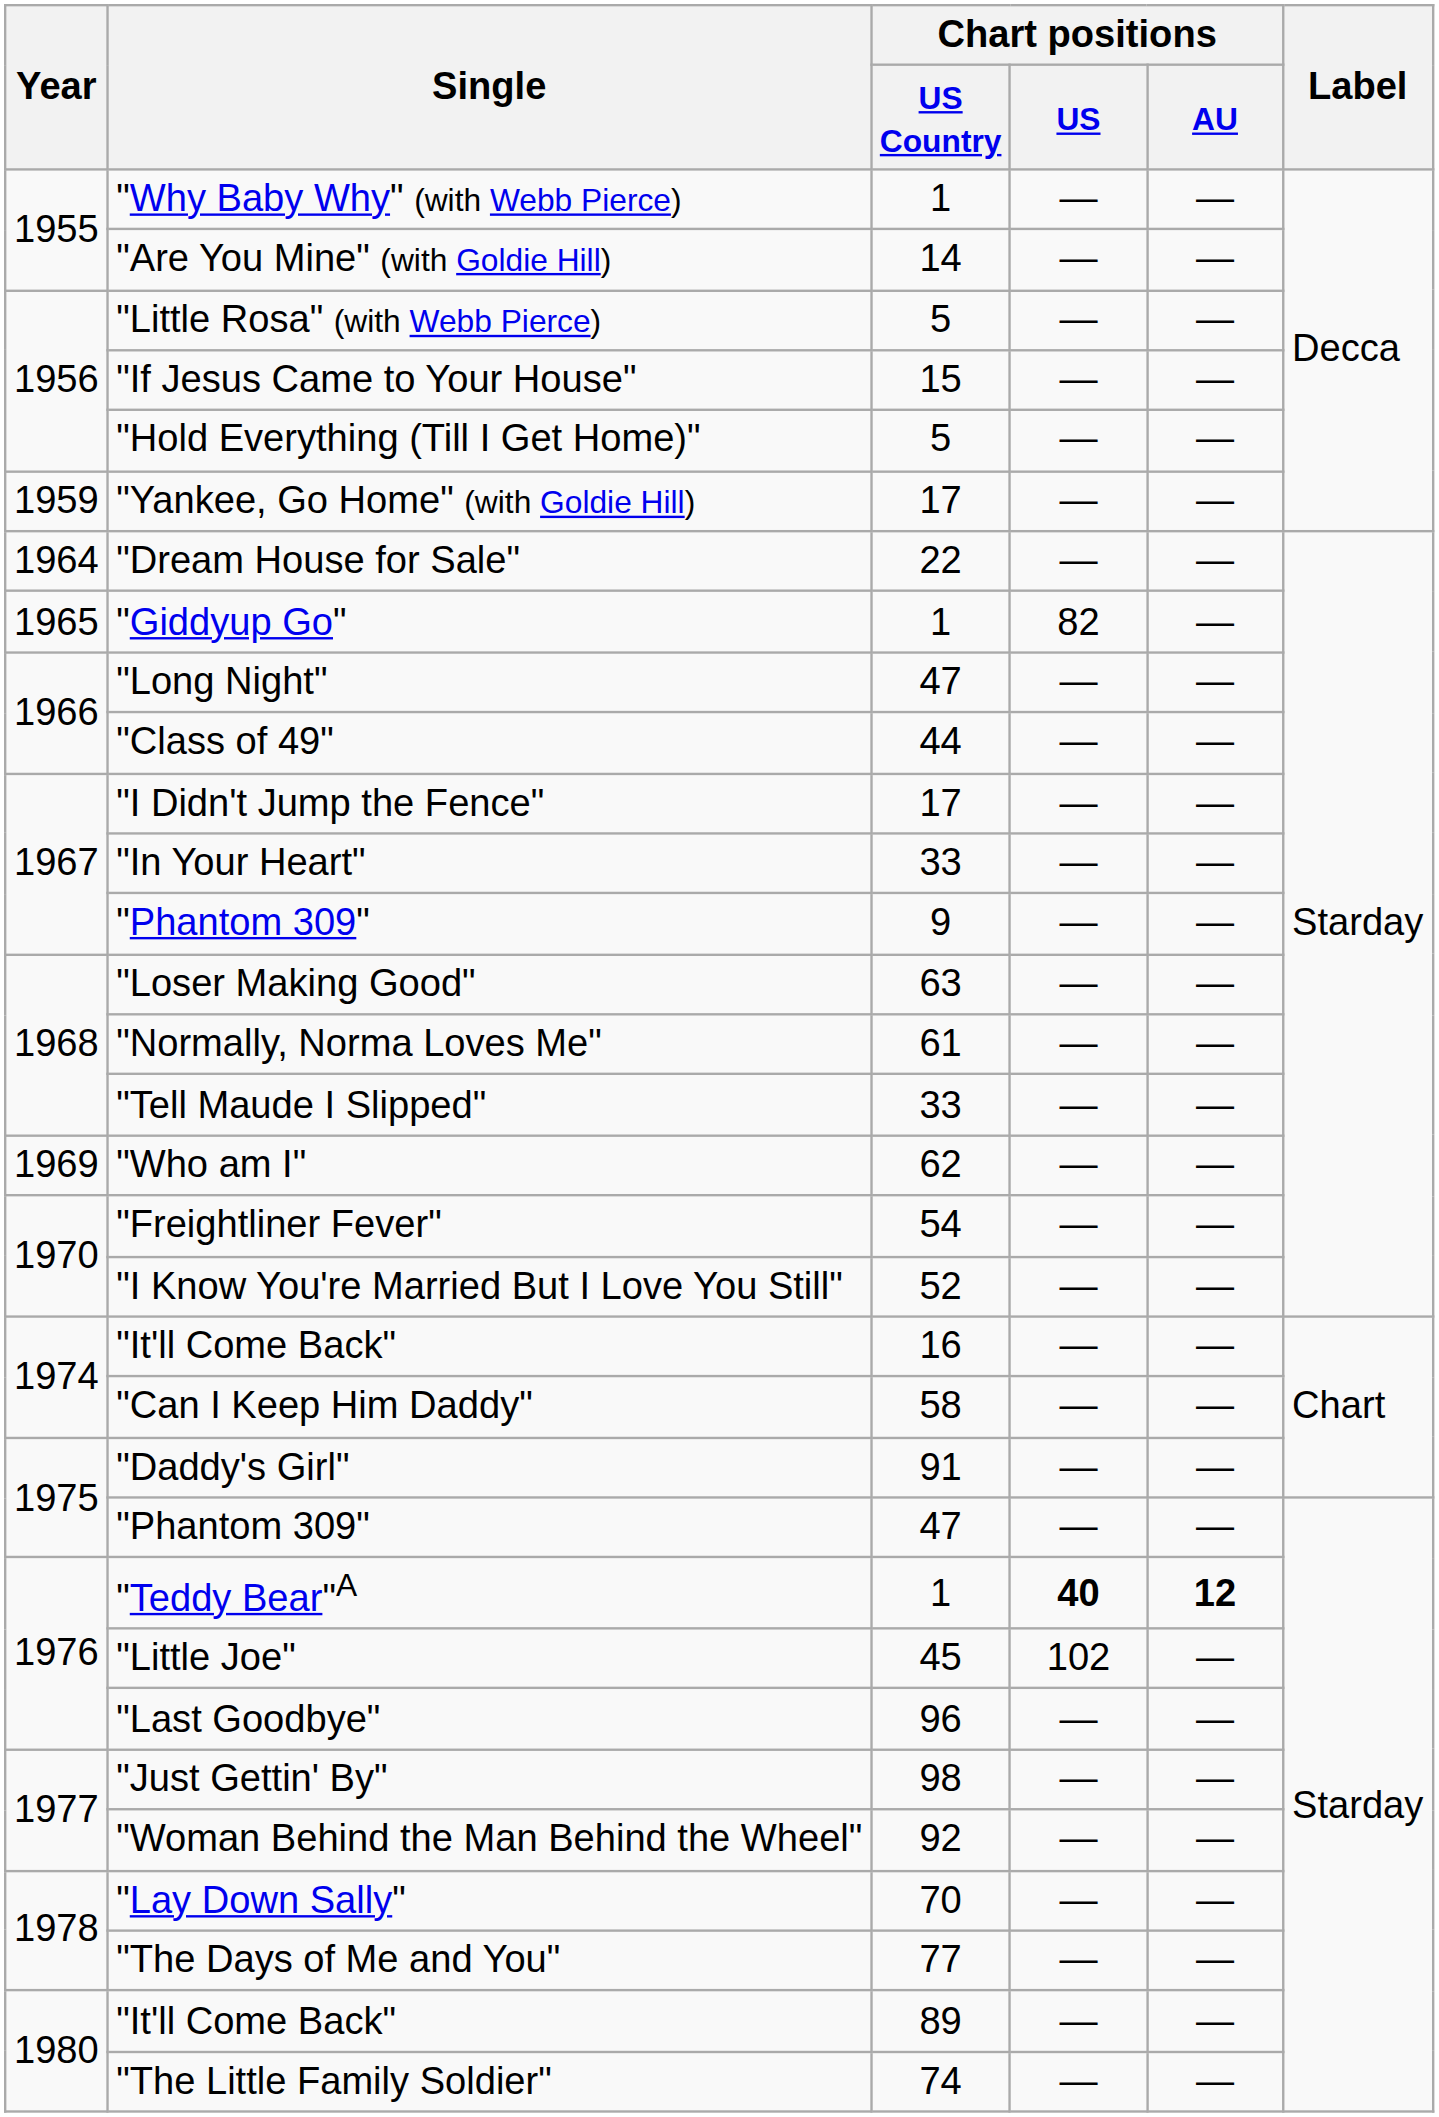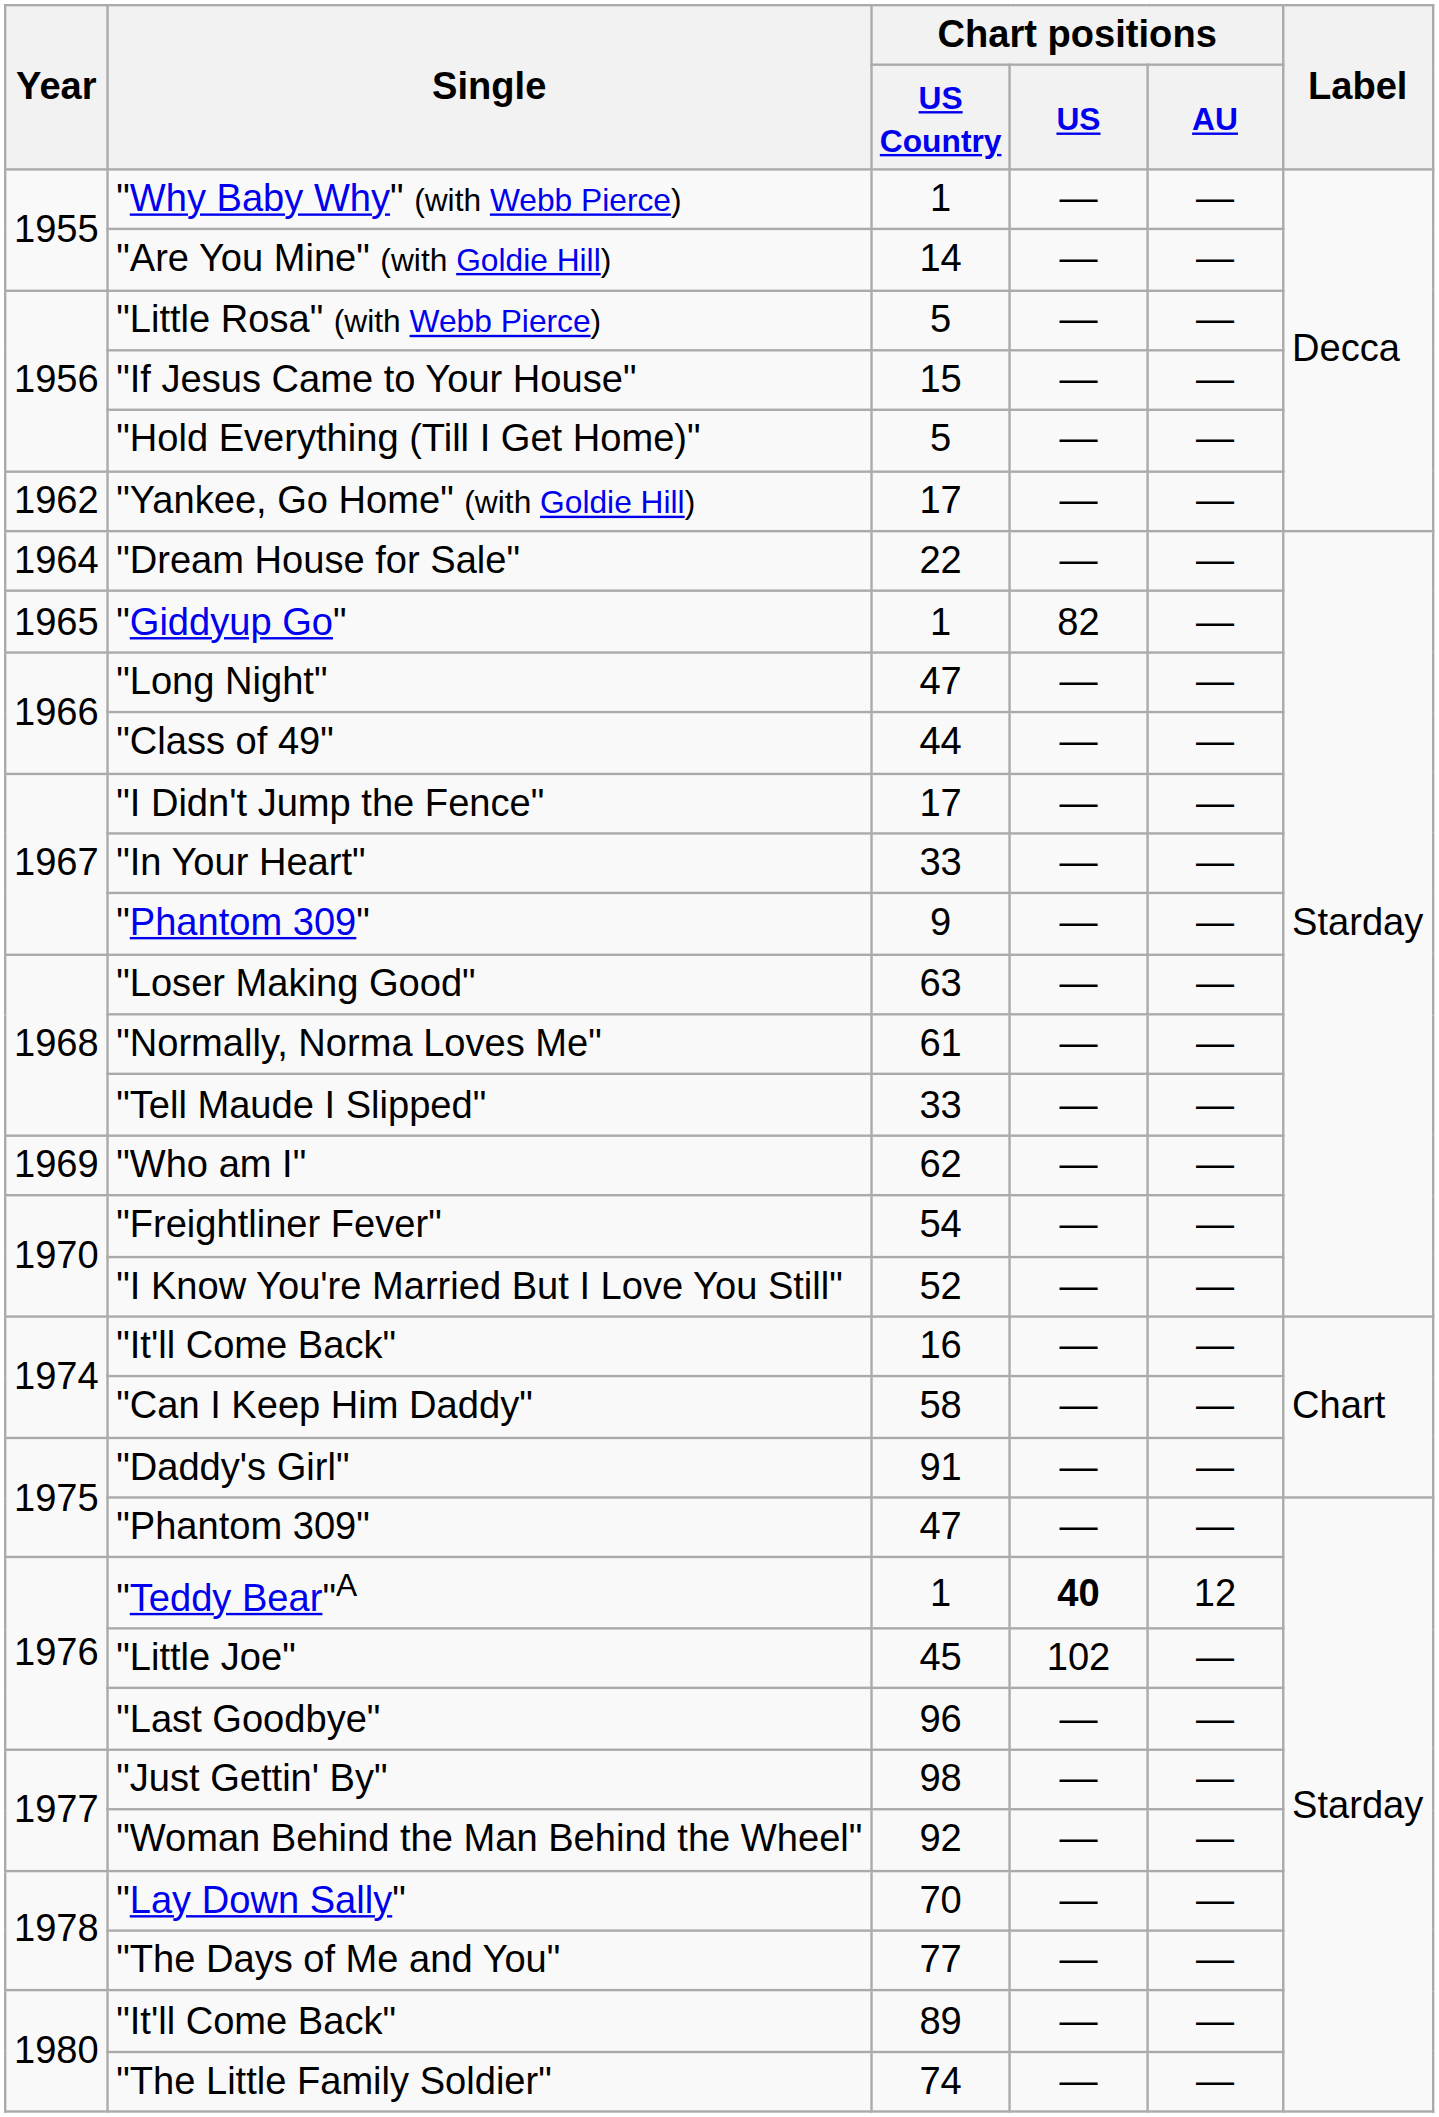(56, 500) 1959 -> (56, 500) 1962
(1215, 1592) bold -> (1215, 1592) normal
